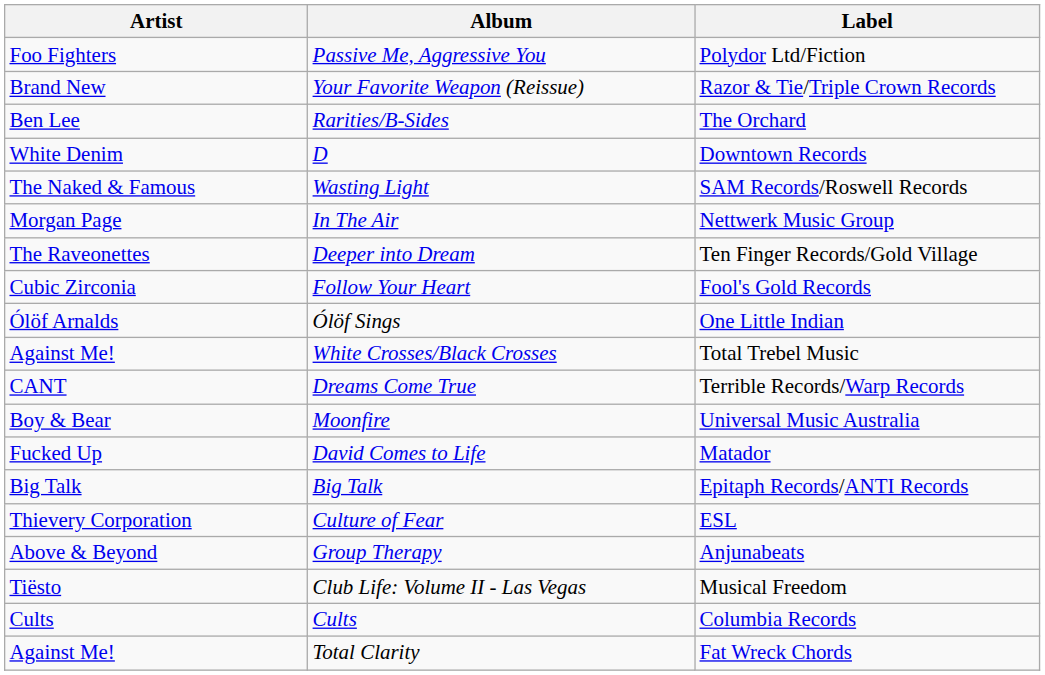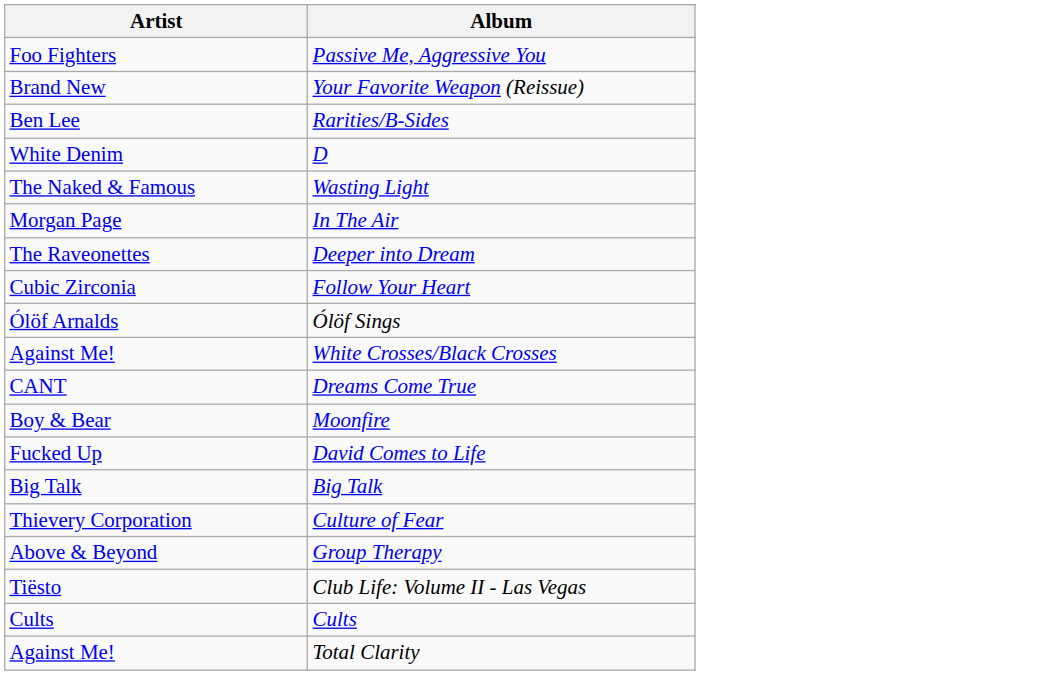- column: (867, 21)
